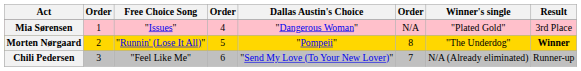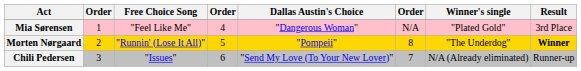(161, 27) "Issues" -> (161, 27) "Feel Like Me"
(161, 58) "Feel Like Me" -> (161, 58) "Issues"
